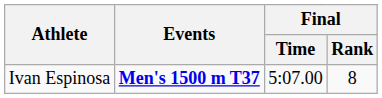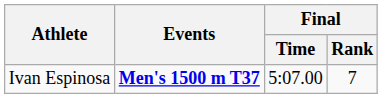(352, 79) 8 -> (352, 79) 7
